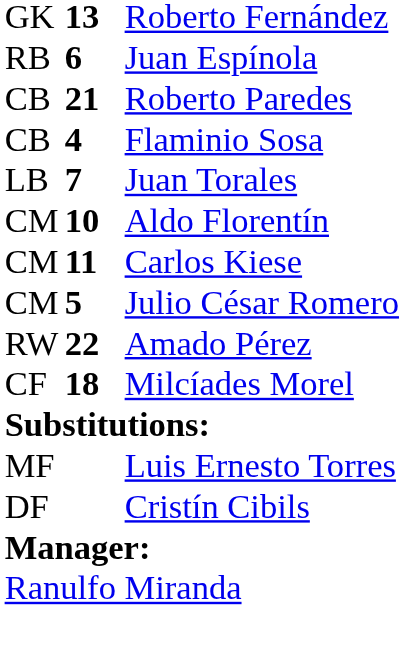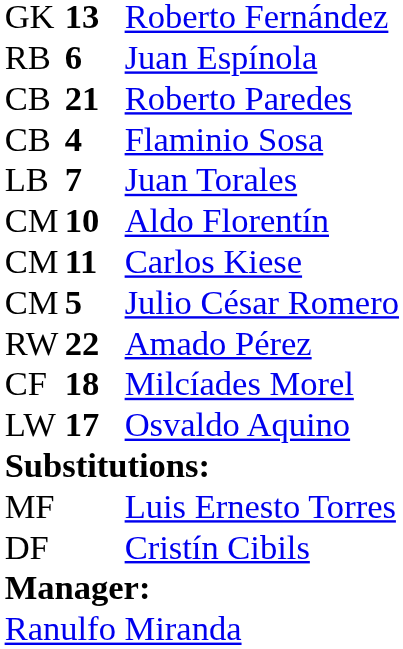+ row: (237, 424)
